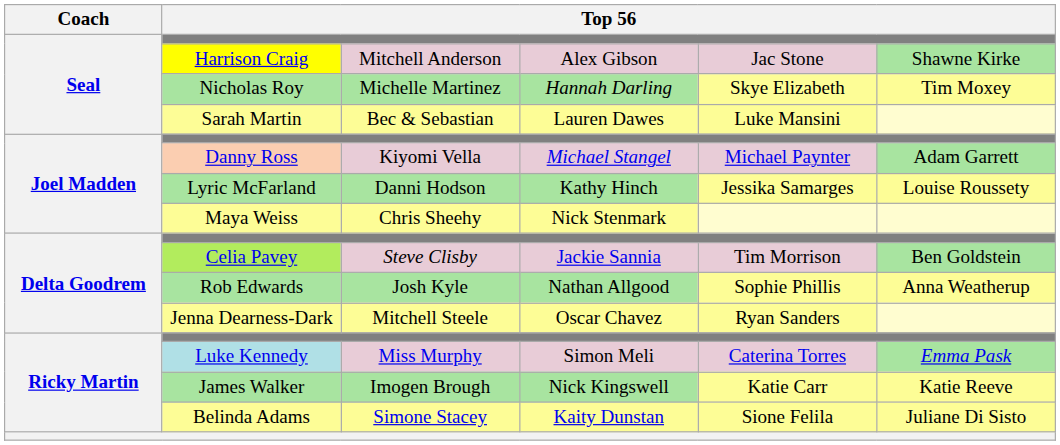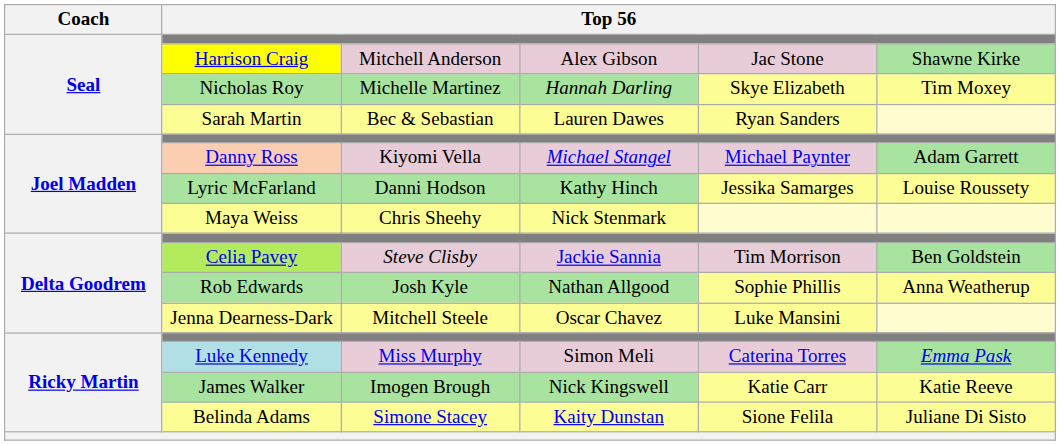(787, 118) Luke Mansini -> (787, 118) Ryan Sanders
(787, 317) Ryan Sanders -> (787, 317) Luke Mansini
